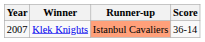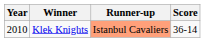(17, 29) 2007 -> (17, 29) 2010
